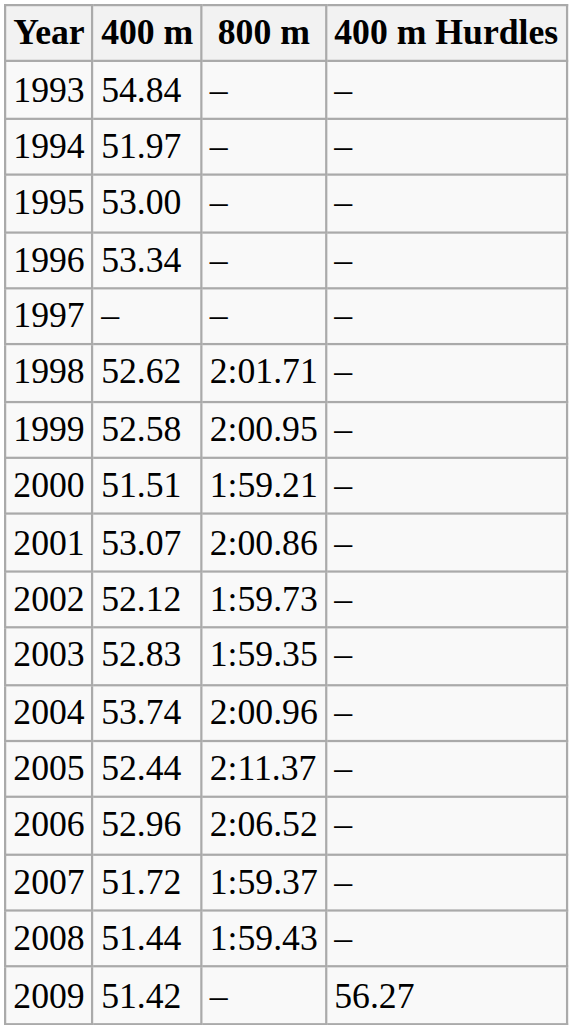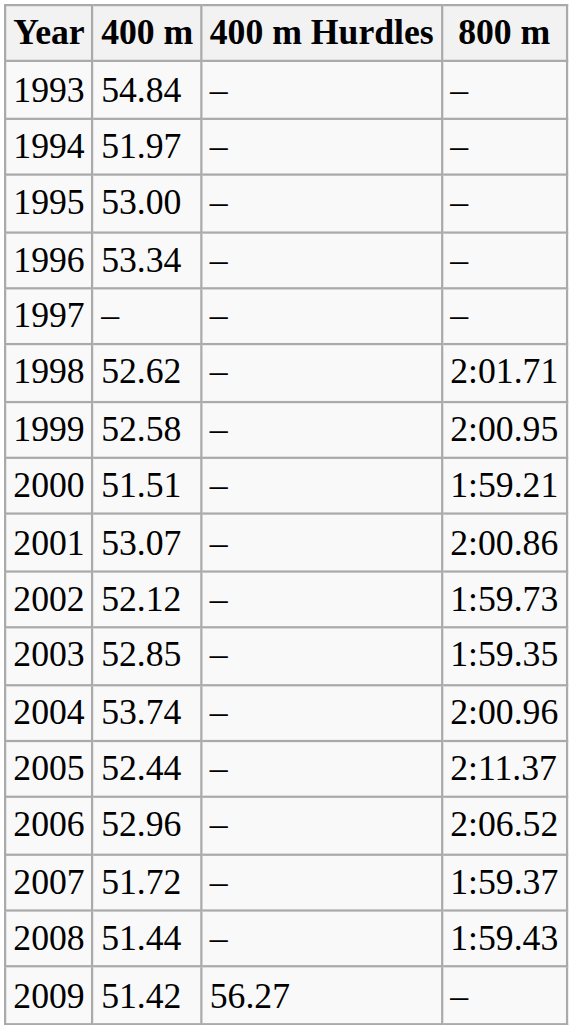columns swapped: (264, 32) <-> (446, 32)
(141, 655) 52.83 -> (141, 655) 52.85
